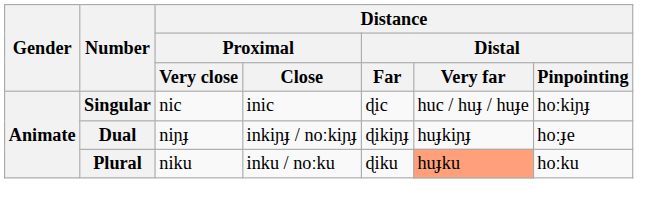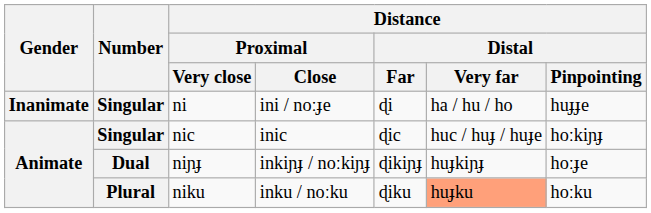+ row: (180, 105)
